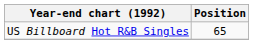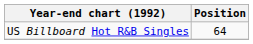(220, 31) 65 -> (220, 31) 64
